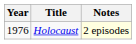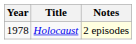(18, 30) 1976 -> (18, 30) 1978
